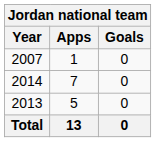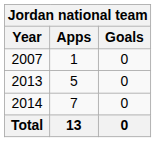rows swapped: (27, 103) <-> (27, 81)
